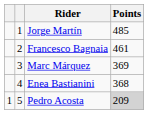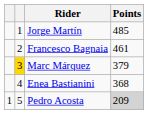(20, 66) no background -> (20, 66) gold background
(121, 66) 369 -> (121, 66) 379
